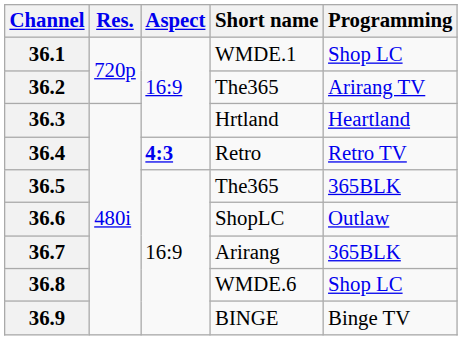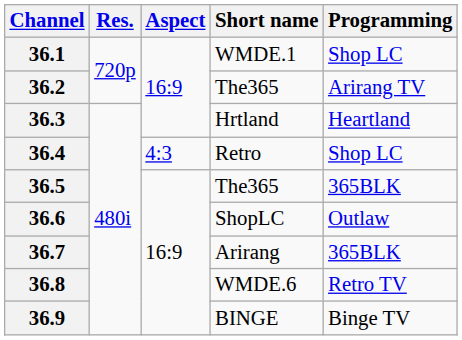(159, 152) bold -> (159, 152) normal
(367, 152) Retro TV -> (365, 152) Shop LC
(365, 284) Shop LC -> (367, 284) Retro TV
